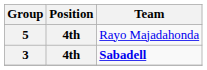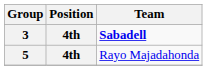rows swapped: (25, 55) <-> (25, 34)
